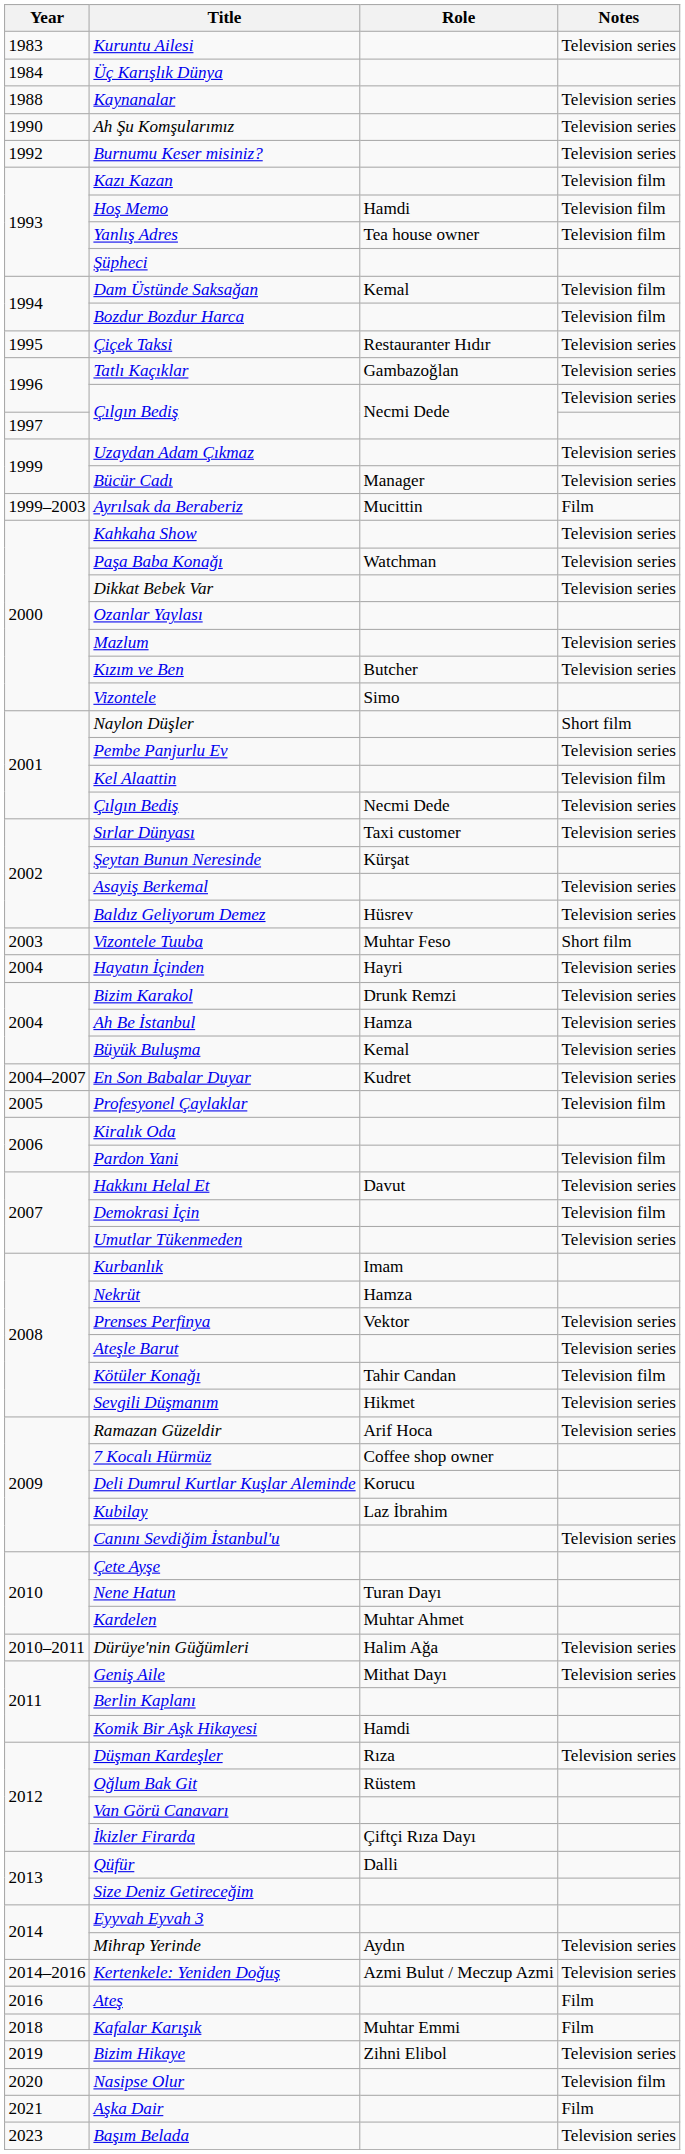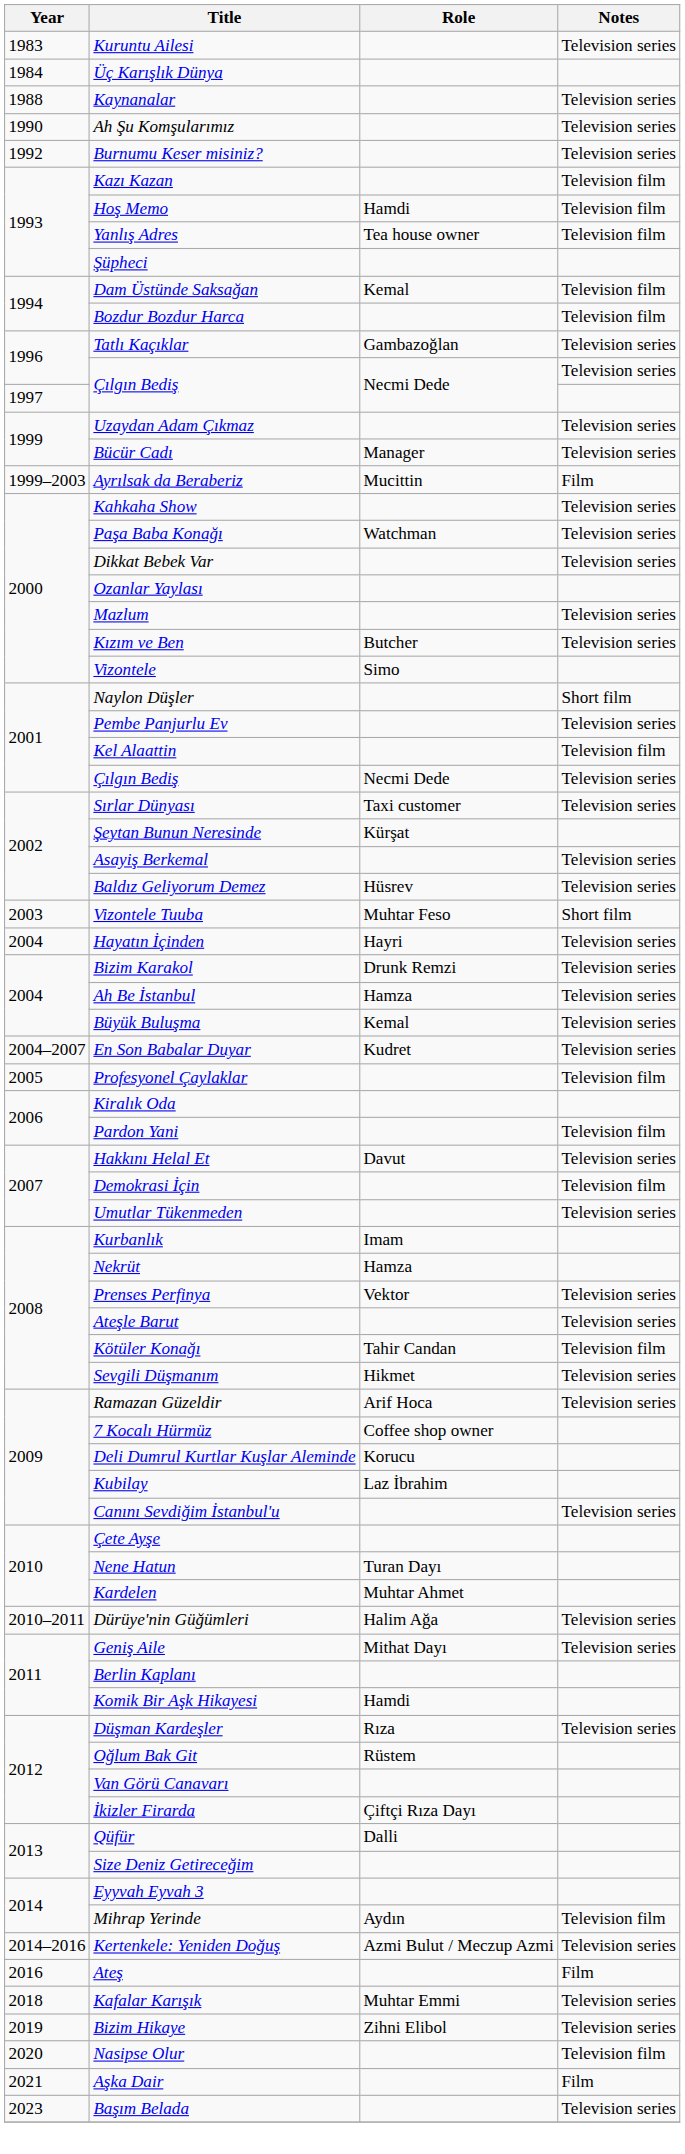- row: (26, 343)
(619, 1945) Television series -> (614, 1918) Television film
(578, 2027) Film -> (619, 2000) Television series
